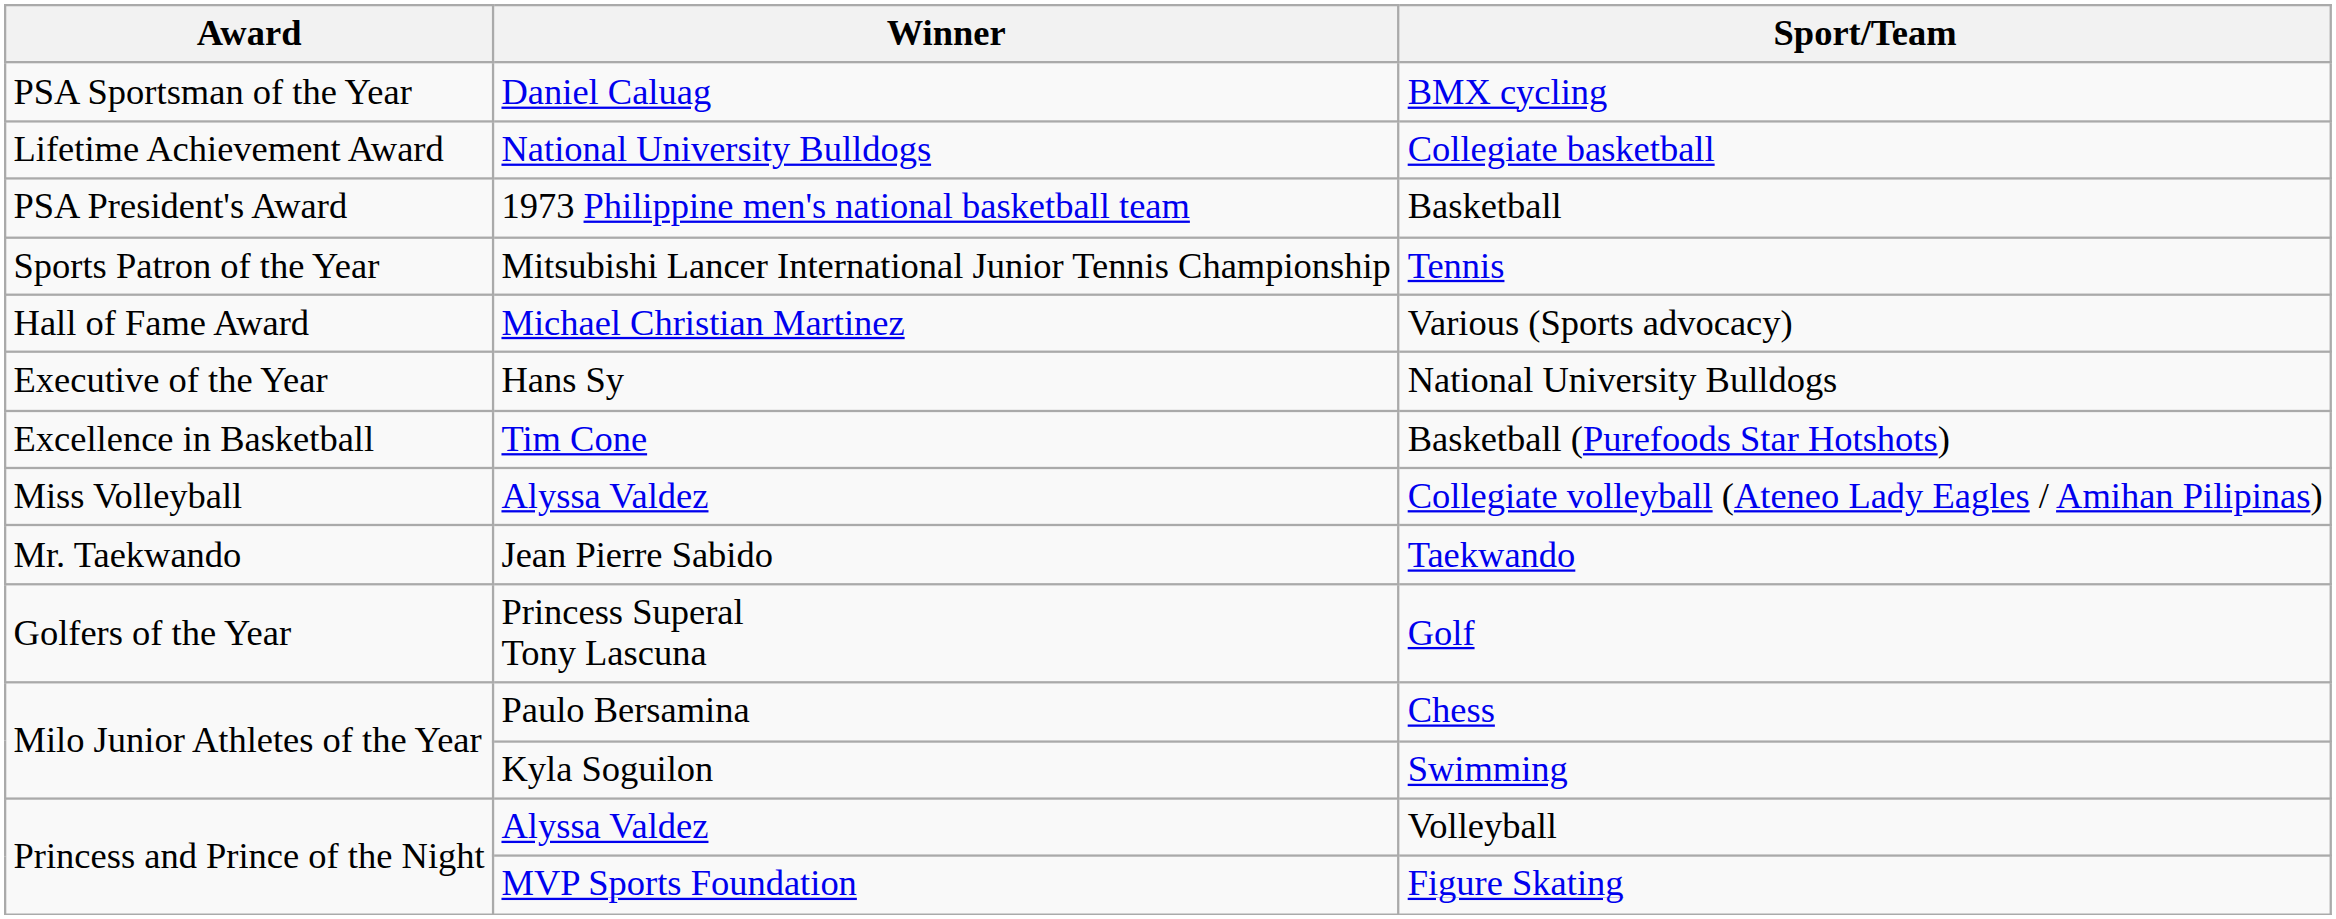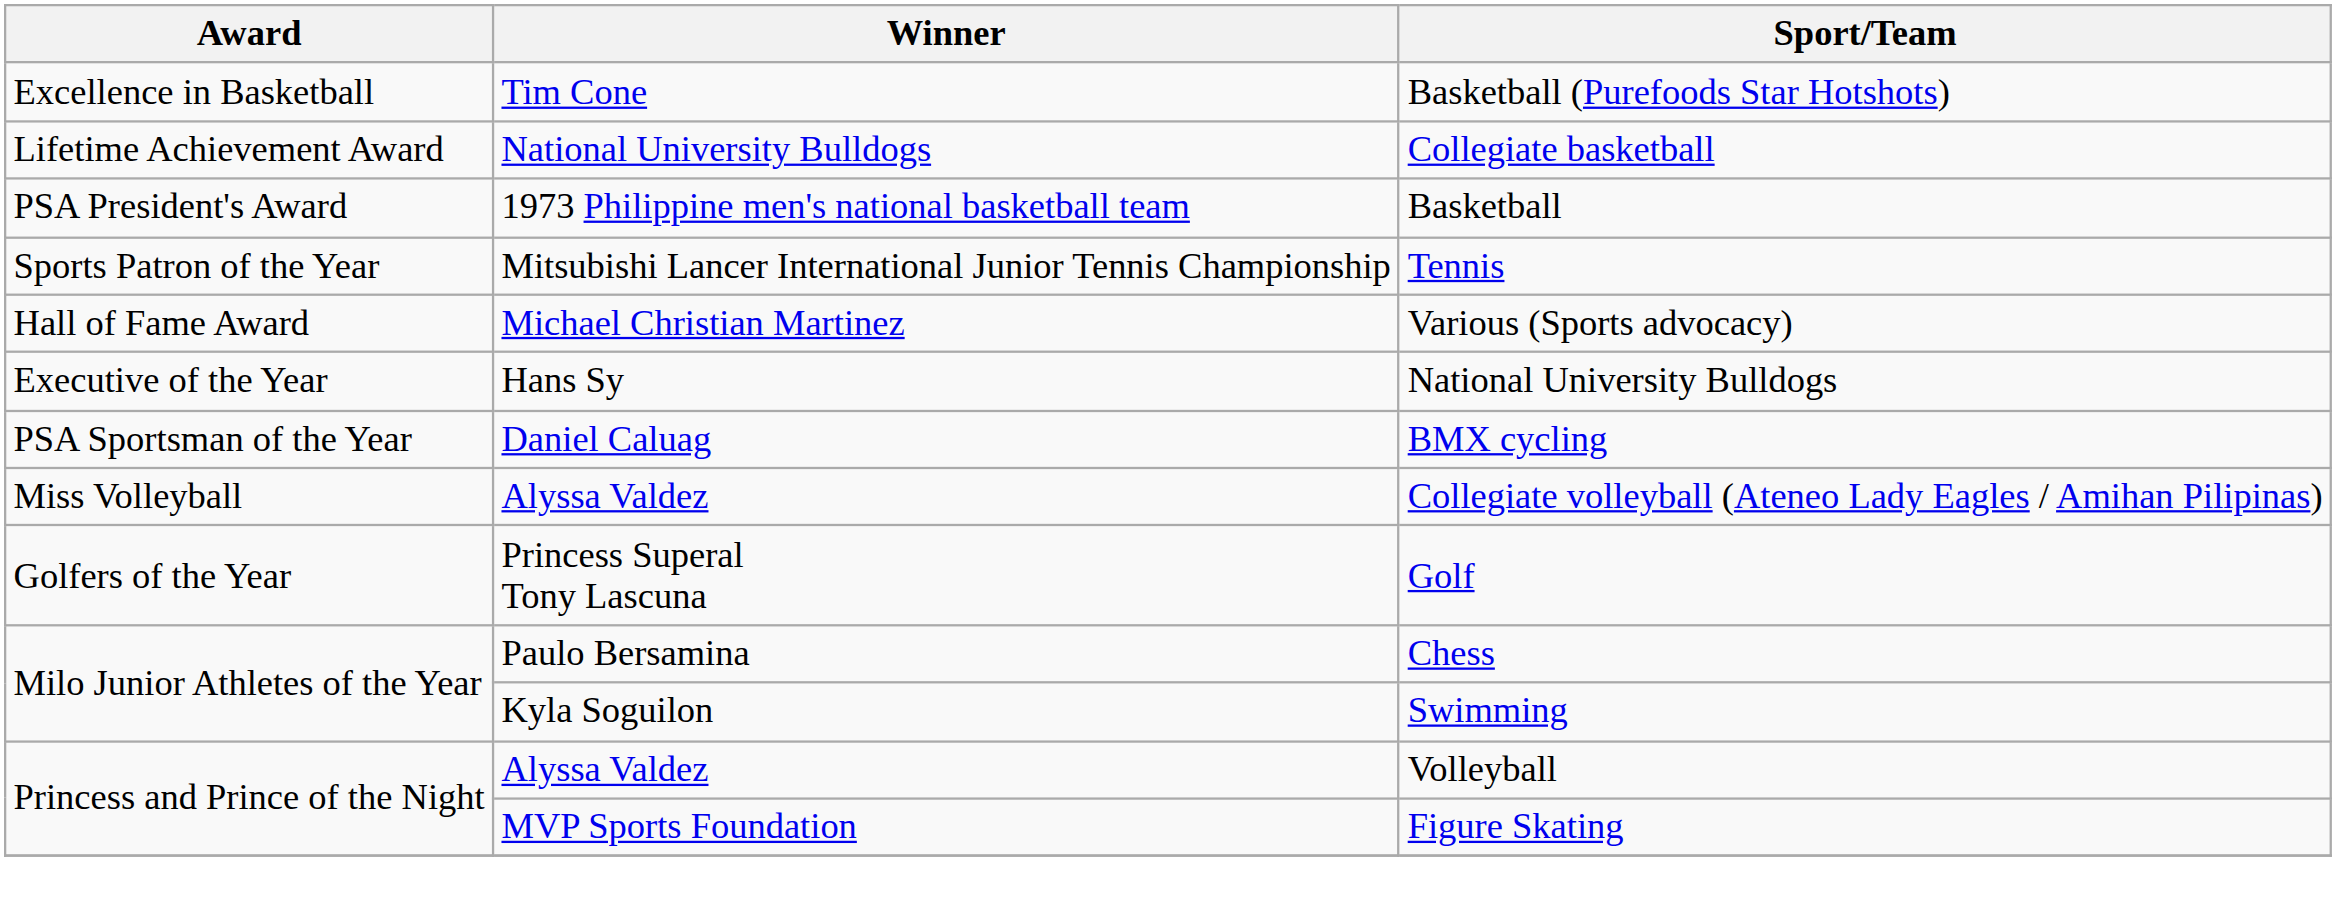rows swapped: (1507, 91) <-> (1679, 438)
- row: (1492, 554)
